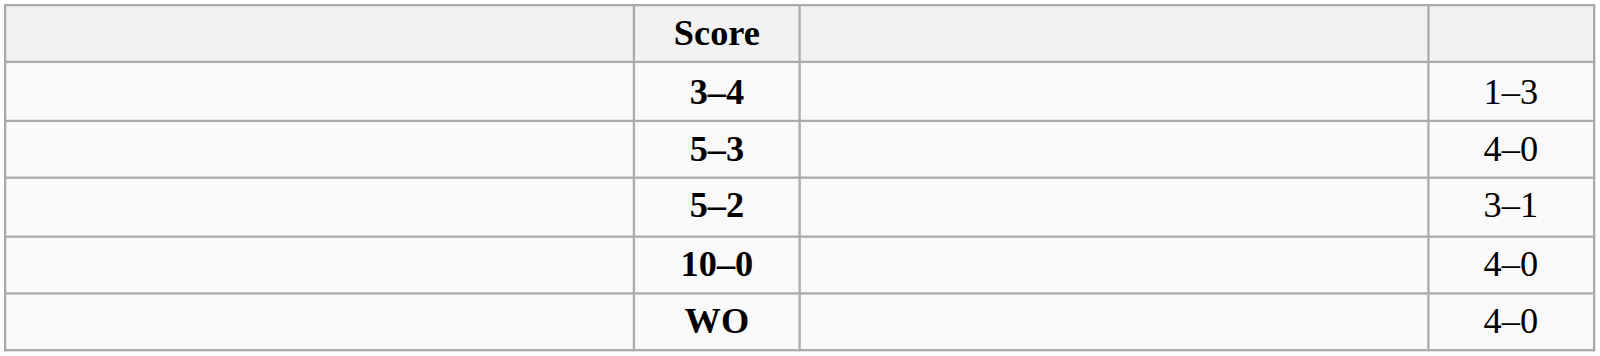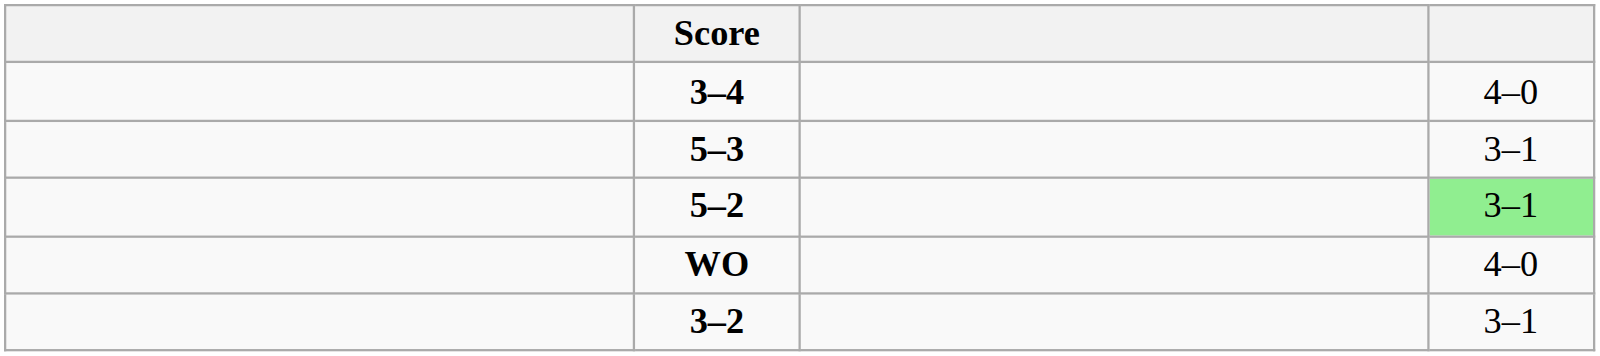(1511, 90) 1–3 -> (1511, 90) 4–0
(1511, 148) 4–0 -> (1511, 148) 3–1
(1511, 206) no background -> (1511, 206) lightgreen background
- row: (717, 263)
+ row: (717, 321)
